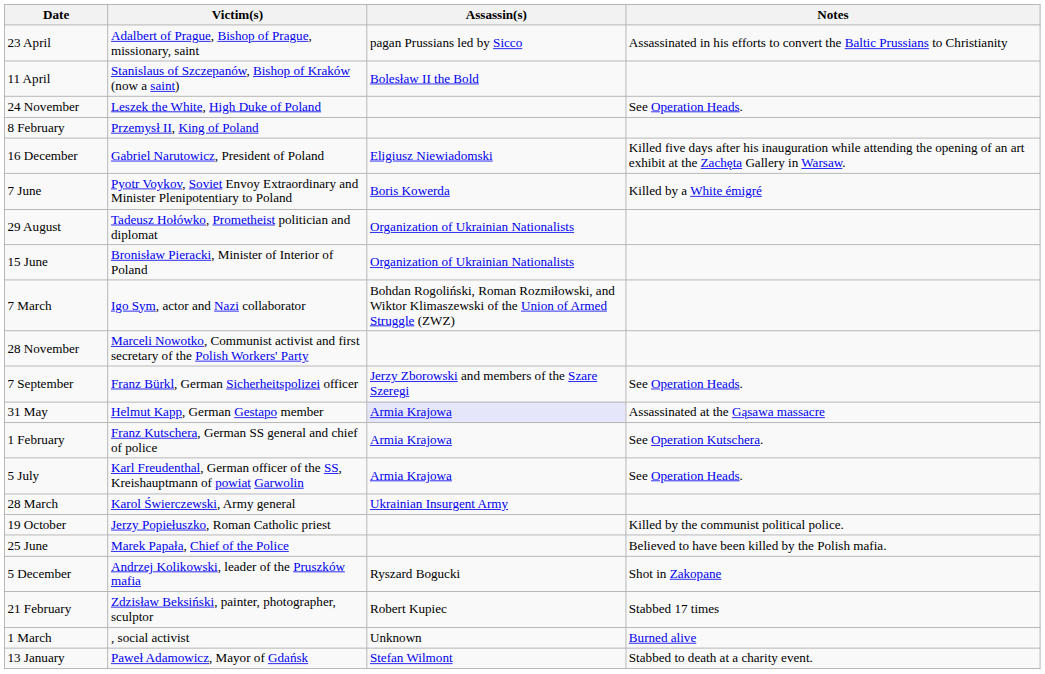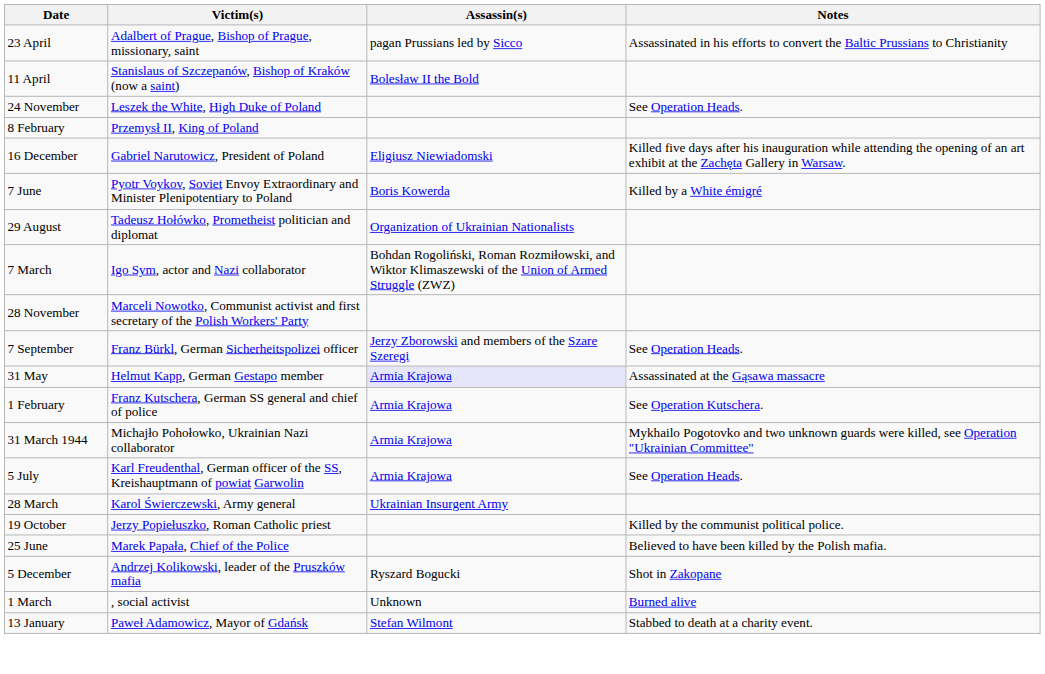- row: (28, 262)
+ row: (48, 440)
- row: (39, 609)
